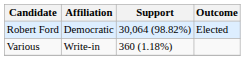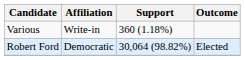rows swapped: (33, 30) <-> (23, 47)
